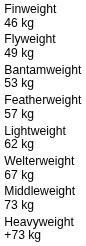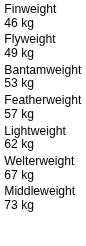- row: (39, 228)
